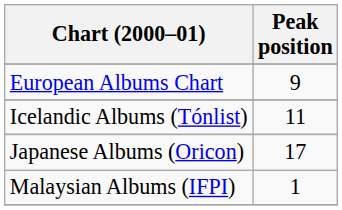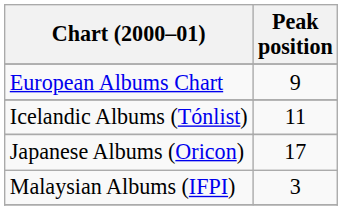(295, 186) 1 -> (295, 186) 3
